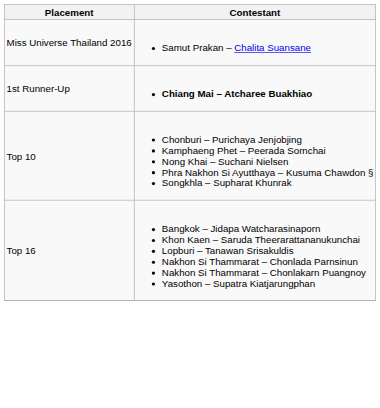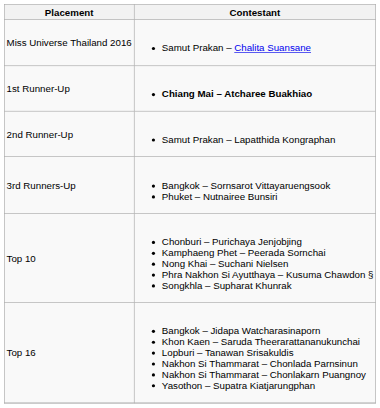+ row: (40, 134)
+ row: (41, 185)
